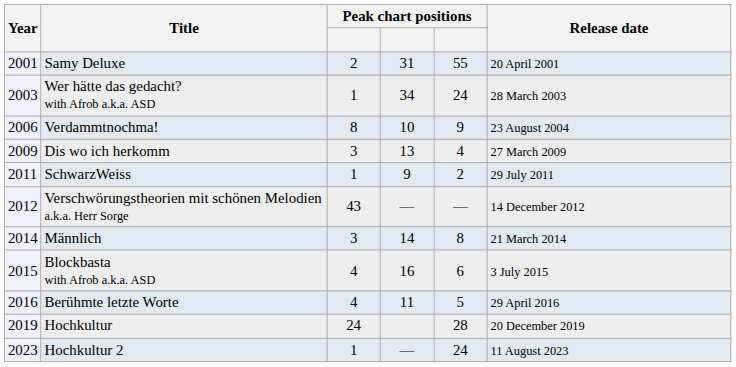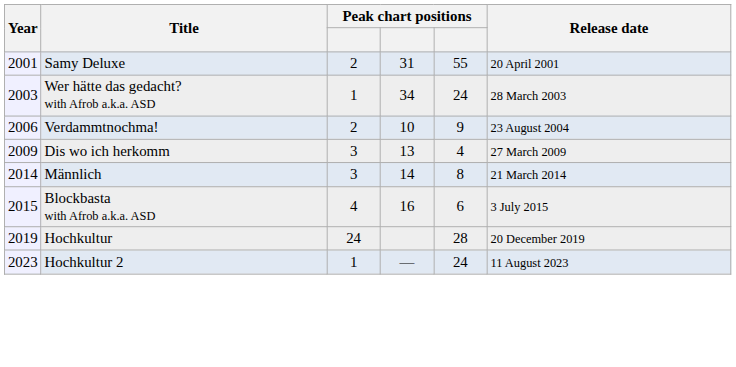(354, 127) 8 -> (354, 127) 2
- row: (88, 174)
- row: (183, 206)
- row: (112, 302)
